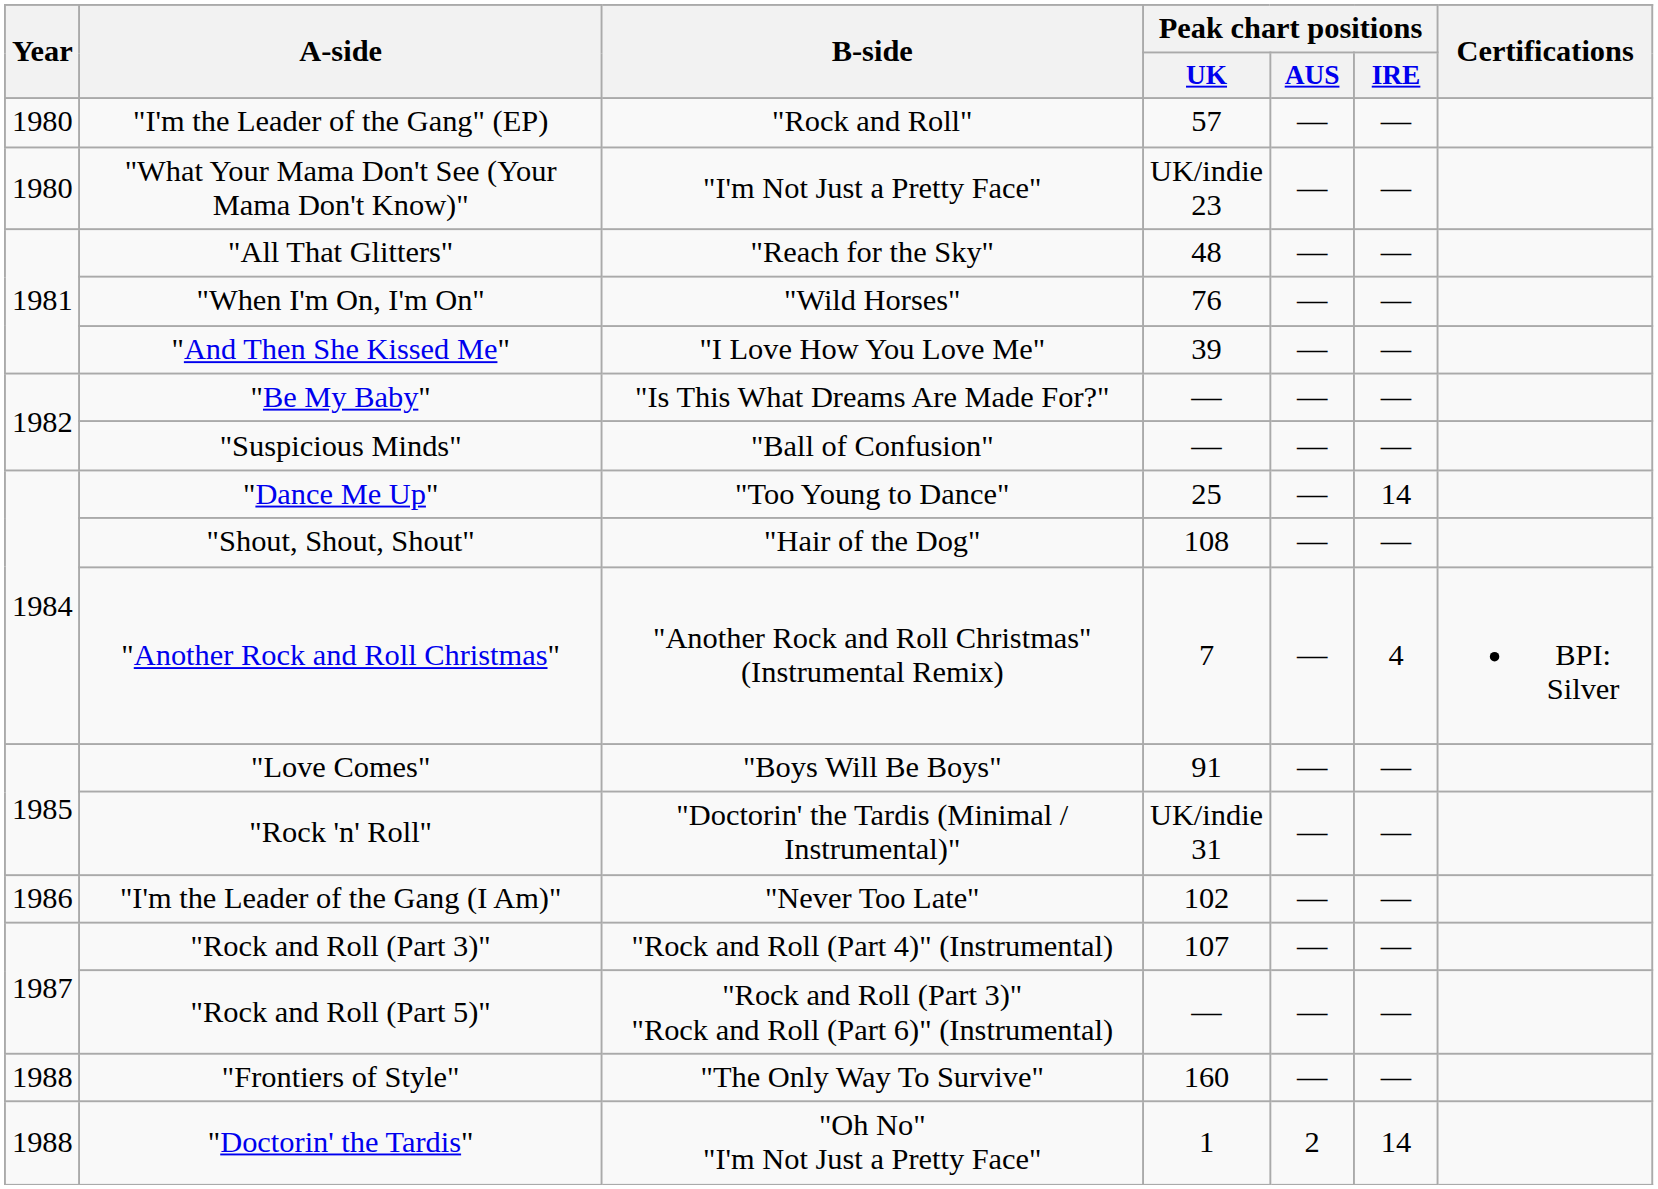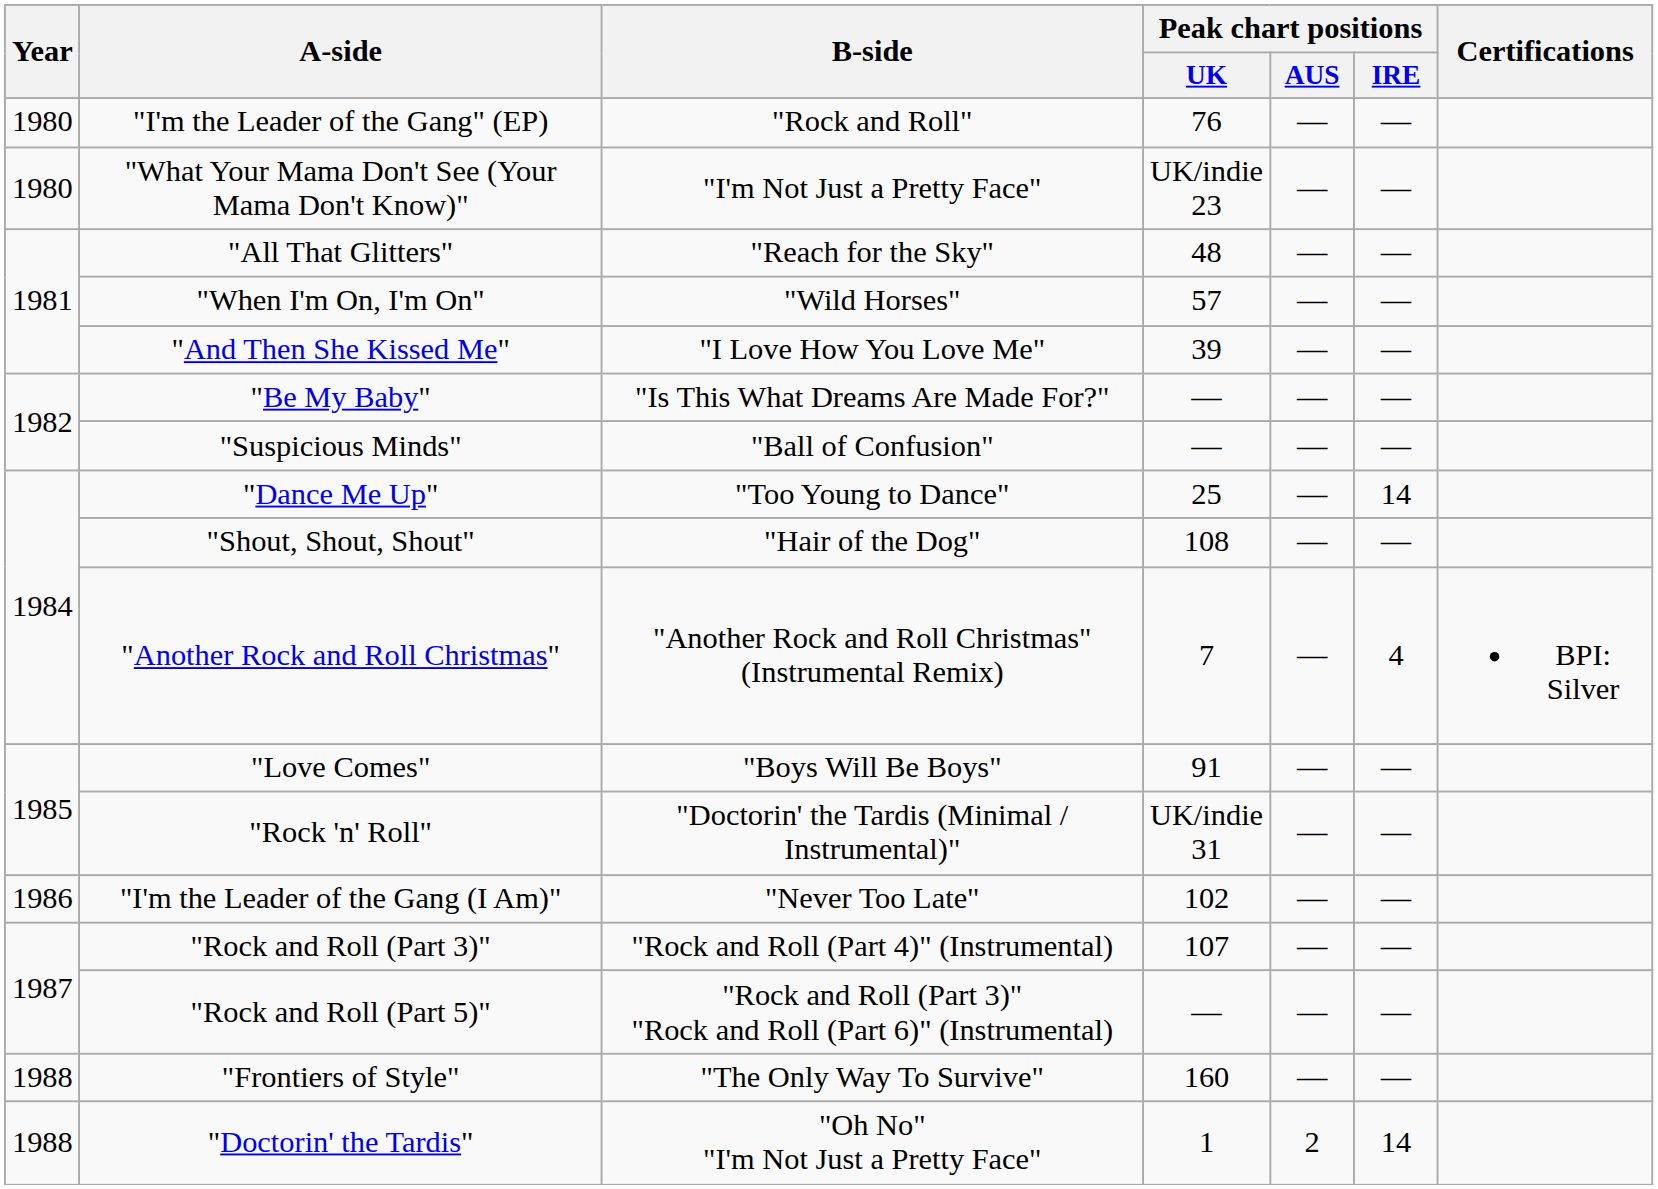(1207, 121) 57 -> (1207, 121) 76
(1207, 300) 76 -> (1207, 300) 57
